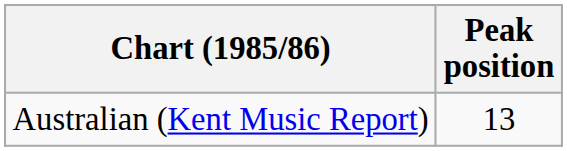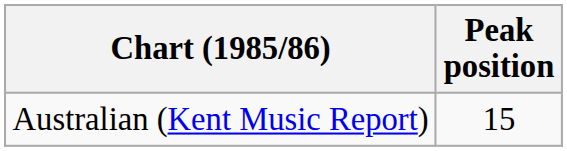(499, 118) 13 -> (499, 118) 15
